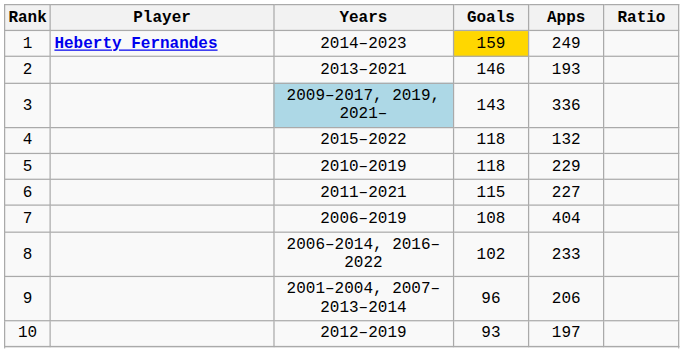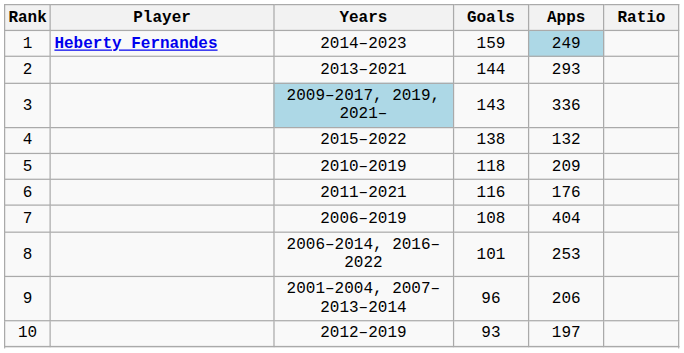(491, 44) gold background -> (491, 44) no background
(566, 44) no background -> (566, 44) lightblue background
(491, 70) 146 -> (491, 70) 144
(566, 70) 193 -> (566, 70) 293
(491, 140) 118 -> (491, 140) 138
(566, 166) 229 -> (566, 166) 209
(491, 192) 115 -> (491, 192) 116
(566, 192) 227 -> (566, 192) 176
(491, 254) 102 -> (491, 254) 101
(566, 254) 233 -> (566, 254) 253
